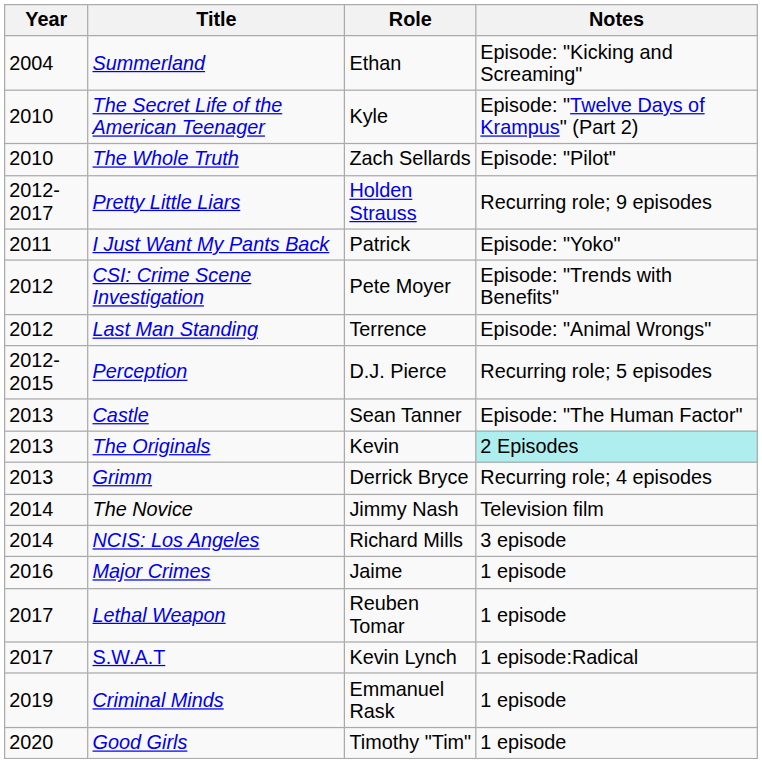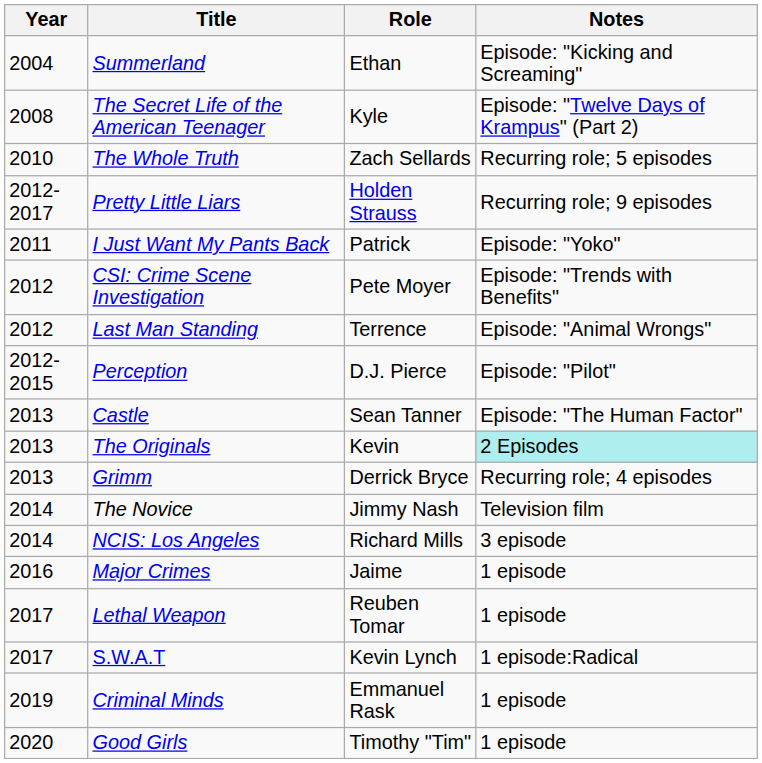(31, 116) 2010 -> (31, 116) 2008
(548, 159) Episode: "Pilot" -> (596, 159) Recurring role; 5 episodes
(596, 372) Recurring role; 5 episodes -> (548, 372) Episode: "Pilot"
